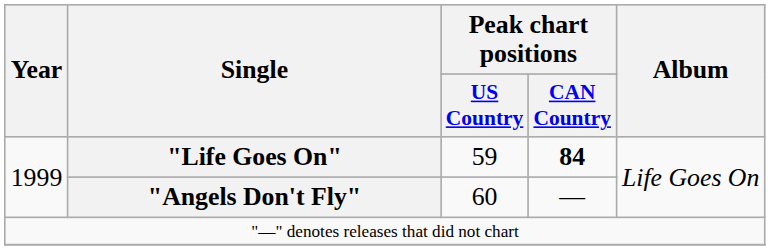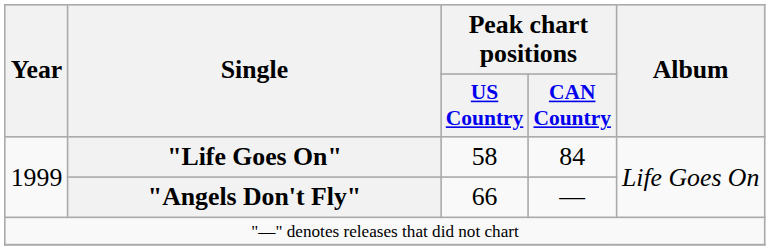(485, 156) 59 -> (485, 156) 58
(572, 156) bold -> (572, 156) normal
(485, 197) 60 -> (485, 197) 66
